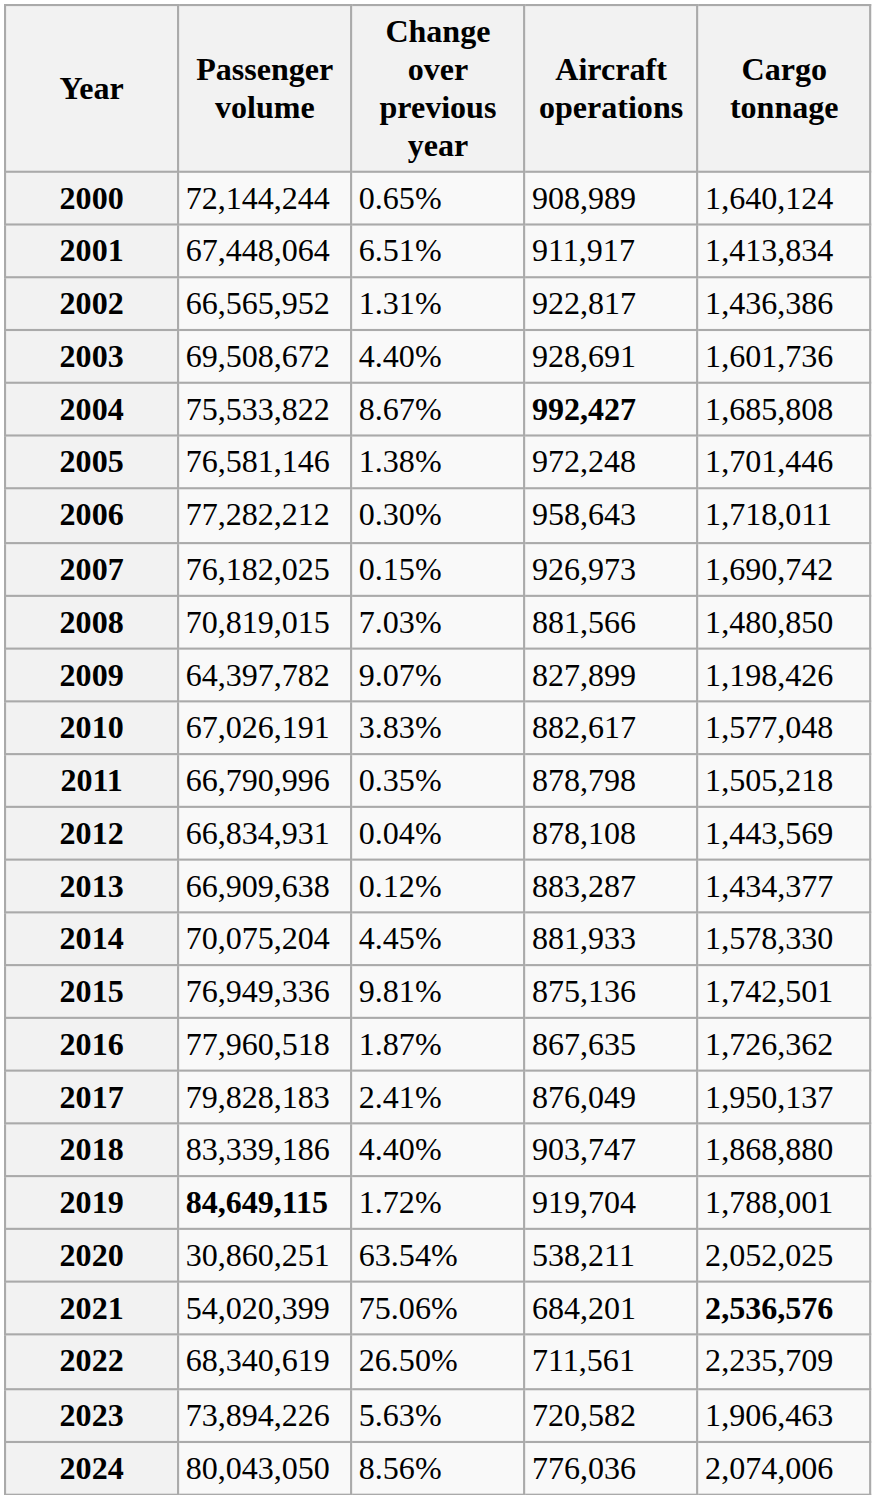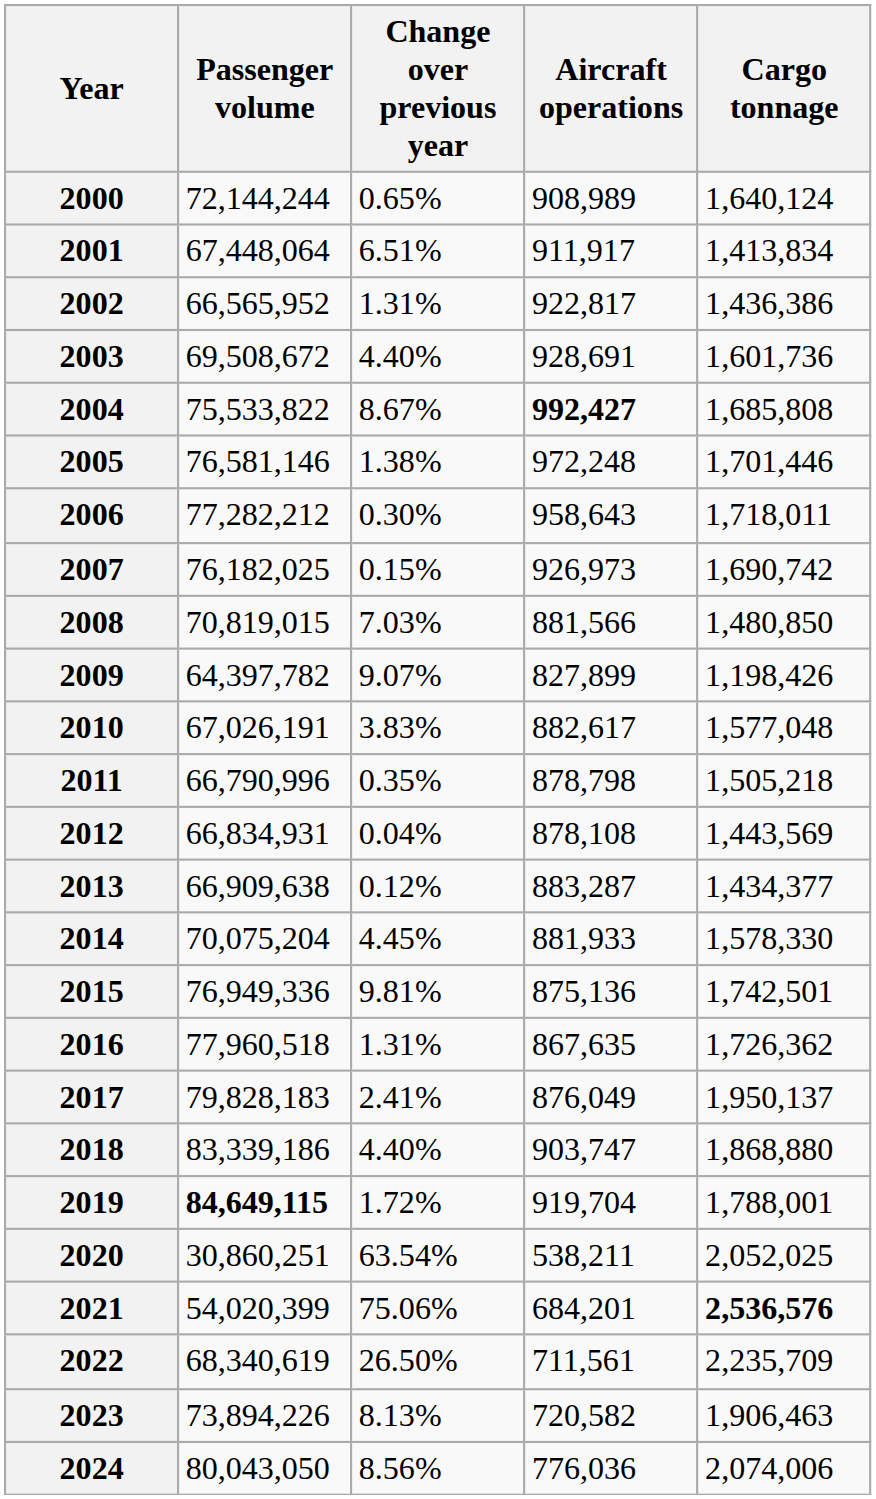(400, 1044) 1.87% -> (400, 1044) 1.31%
(400, 1414) 5.63% -> (400, 1414) 8.13%
